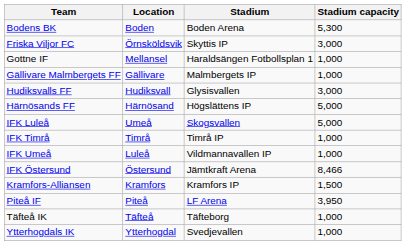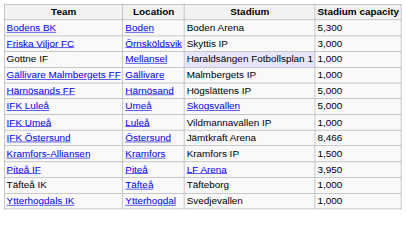(250, 59) no background -> (250, 59) lavender background
- row: (39, 91)
- row: (28, 138)
